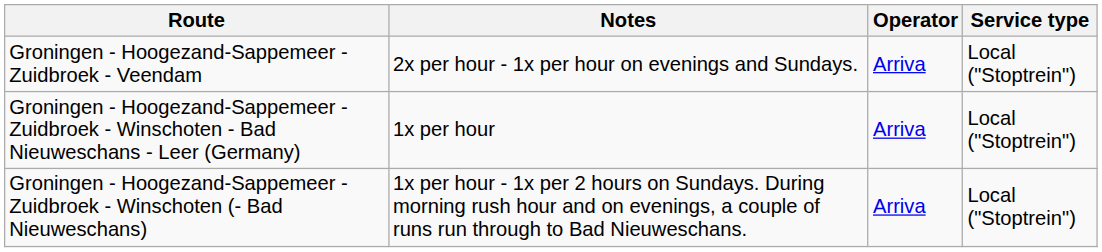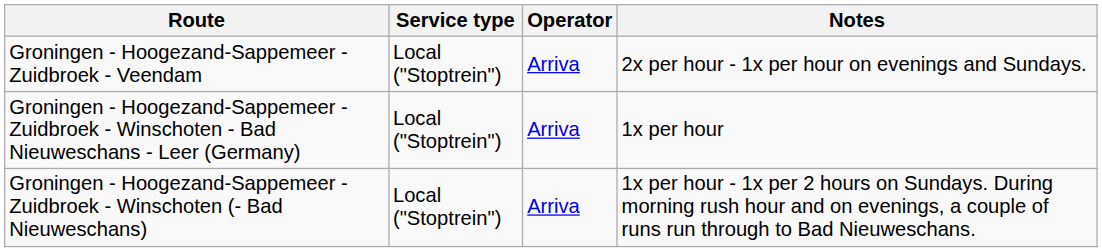columns swapped: (1030, 20) <-> (628, 20)
